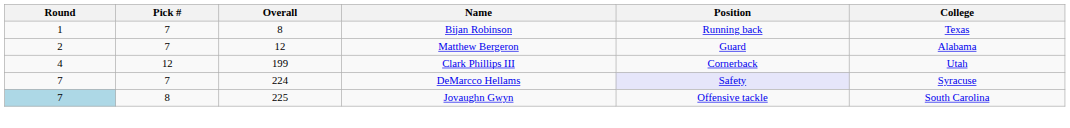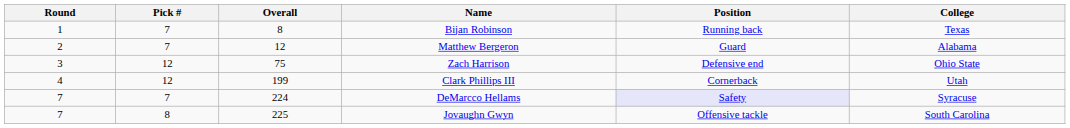+ row: (478, 64)
(60, 98) lightblue background -> (60, 115) no background
